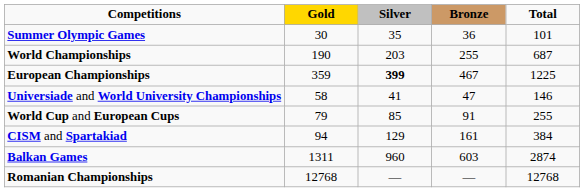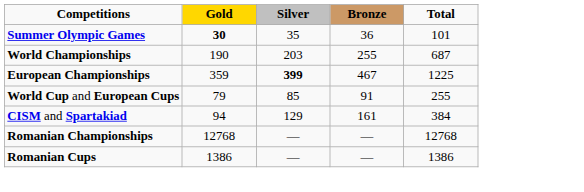(321, 34) normal -> (219, 34) bold
- row: (144, 95)
- row: (47, 156)
+ row: (52, 156)
